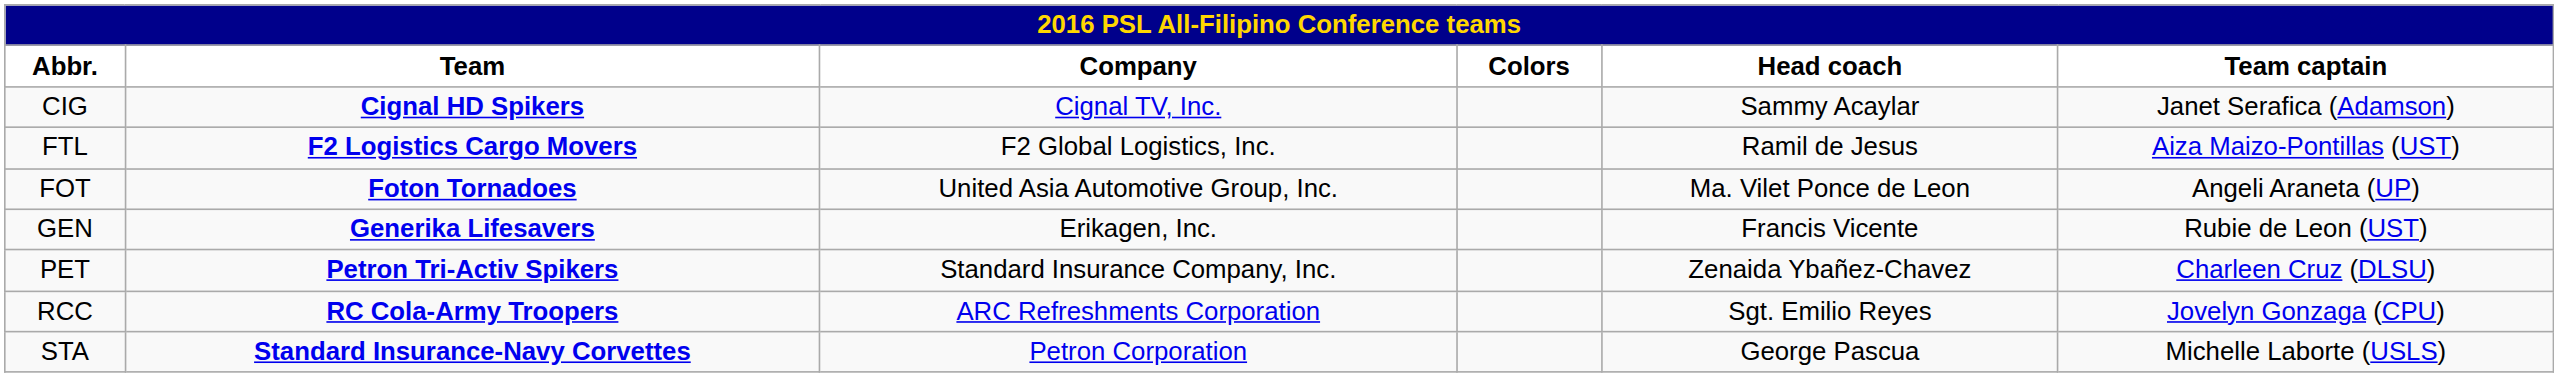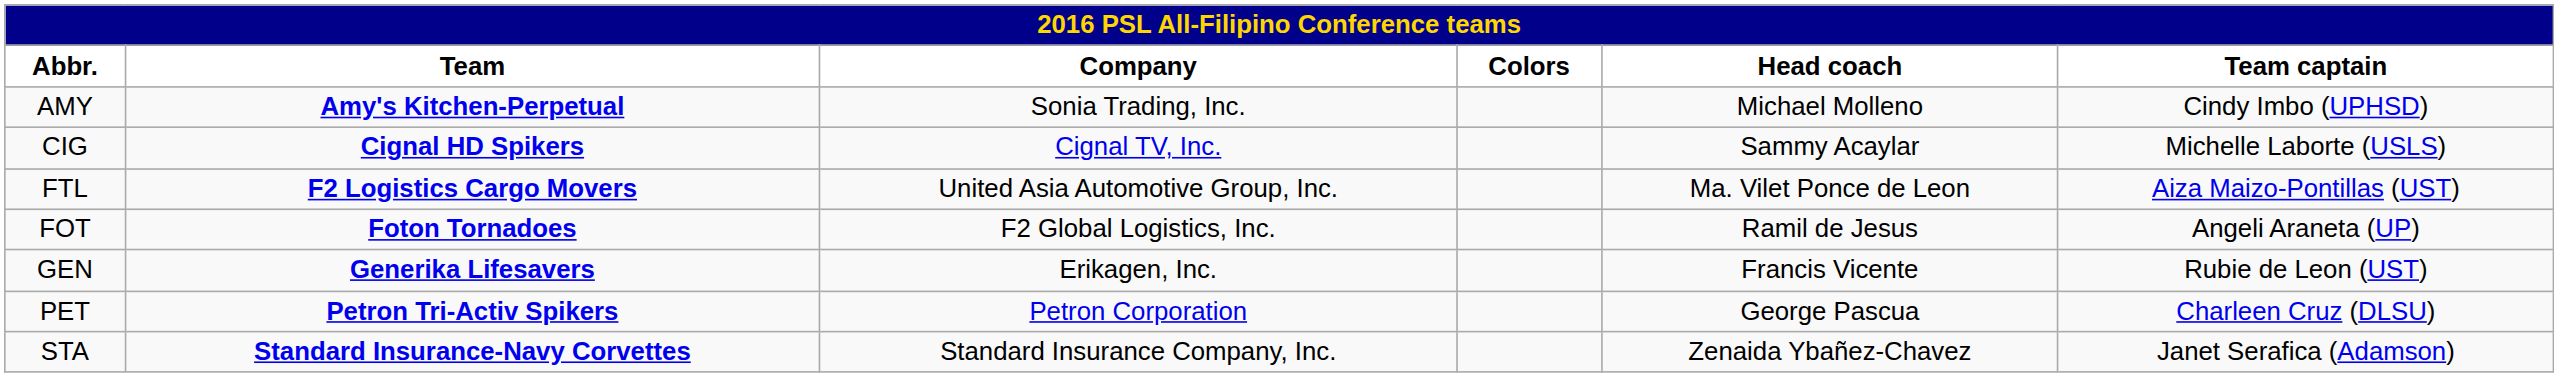+ row: (65, 106)
(2306, 106) Janet Serafica (Adamson) -> (2306, 147) Michelle Laborte (USLS)
(1138, 147) F2 Global Logistics, Inc. -> (1138, 188) United Asia Automotive Group, Inc.
(1830, 147) Ramil de Jesus -> (1830, 188) Ma. Vilet Ponce de Leon
(1138, 188) United Asia Automotive Group, Inc. -> (1138, 229) F2 Global Logistics, Inc.
(1830, 188) Ma. Vilet Ponce de Leon -> (1830, 229) Ramil de Jesus
(1138, 270) Standard Insurance Company, Inc. -> (1138, 310) Petron Corporation
(1830, 270) Zenaida Ybañez-Chavez -> (1830, 310) George Pascua
- row: (65, 310)
(1138, 351) Petron Corporation -> (1138, 351) Standard Insurance Company, Inc.
(1830, 351) George Pascua -> (1830, 351) Zenaida Ybañez-Chavez
(2306, 351) Michelle Laborte (USLS) -> (2306, 351) Janet Serafica (Adamson)
